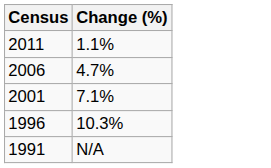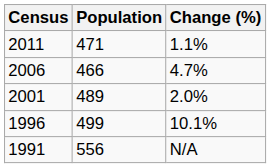+ column: (119, 17)
(95, 96) 7.1% -> (189, 96) 2.0%
(100, 123) 10.3% -> (193, 123) 10.1%
